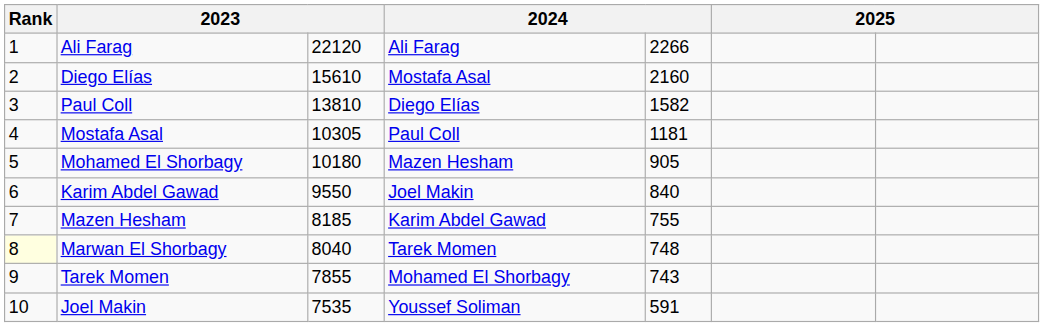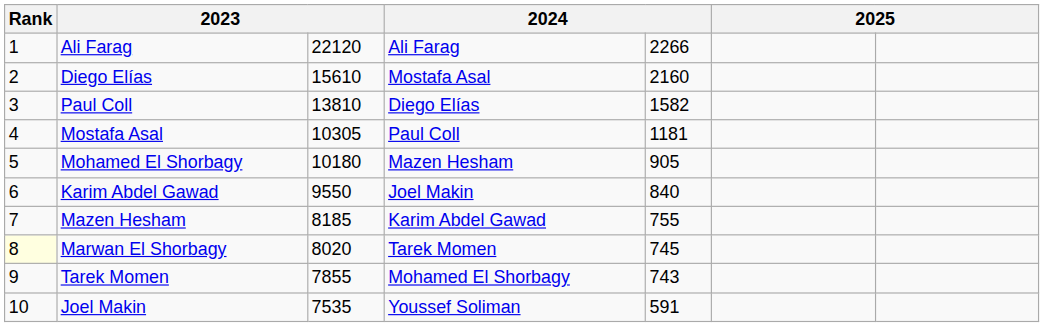(331, 248) 8040 -> (331, 248) 8020
(664, 248) 748 -> (664, 248) 745
